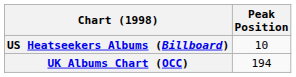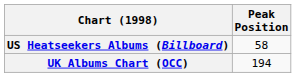(261, 45) 10 -> (261, 45) 58
